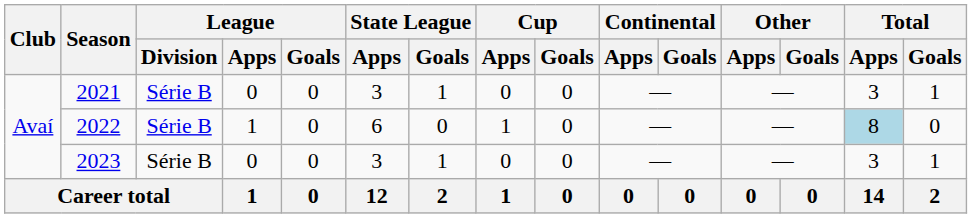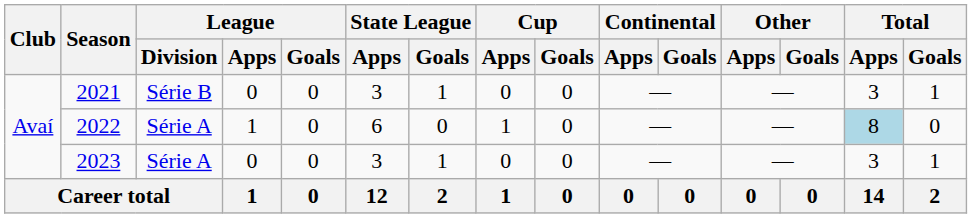(179, 126) Série B -> (179, 126) Série A
(179, 160) Série B -> (179, 160) Série A
